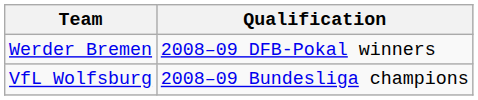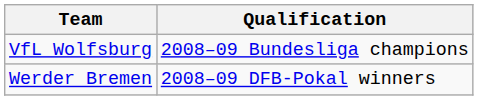rows swapped: (81, 79) <-> (81, 50)
